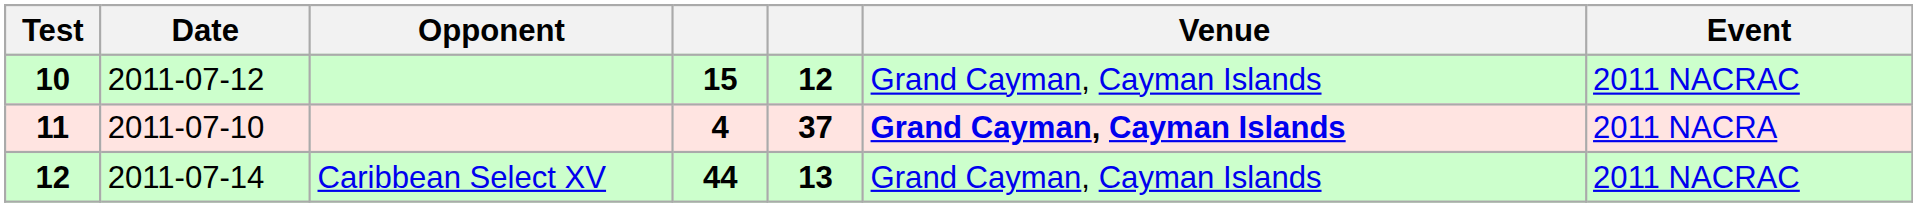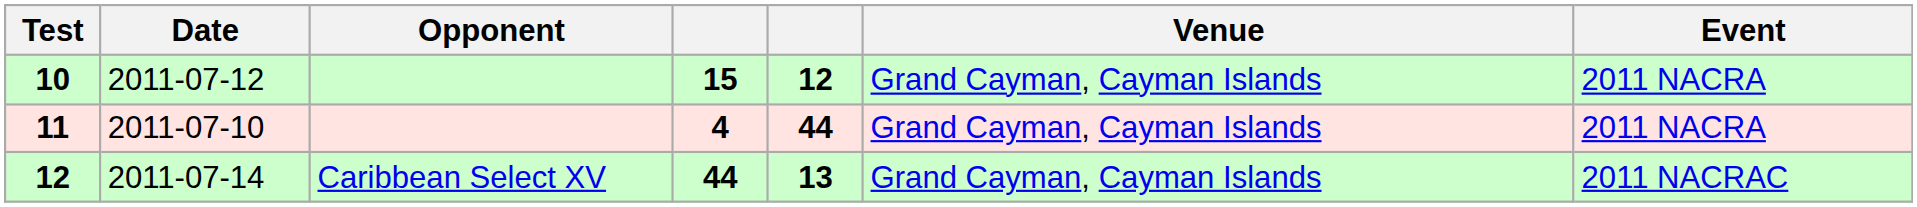(1696, 79) 2011 NACRAC -> (1674, 79) 2011 NACRA
(816, 128) 37 -> (816, 128) 44
(1108, 128) bold -> (1096, 128) normal
